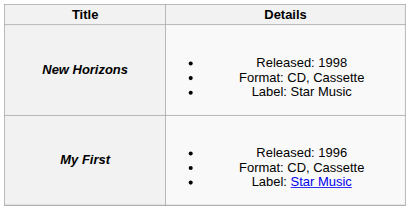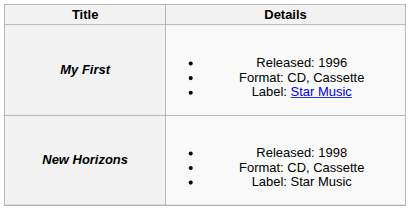rows swapped: (85, 160) <-> (85, 70)
